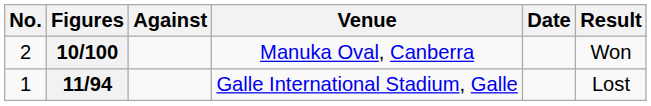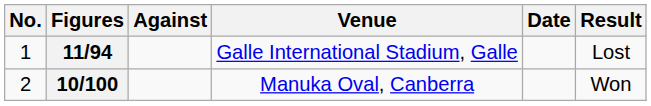rows swapped: (87, 84) <-> (87, 52)
